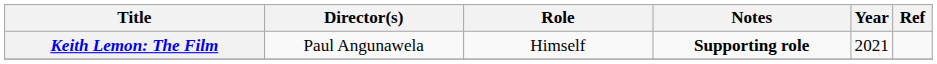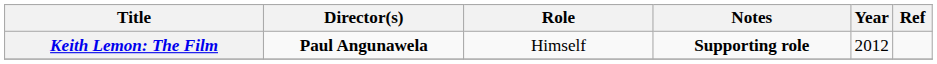(364, 45) normal -> (364, 45) bold
(872, 45) 2021 -> (872, 45) 2012
